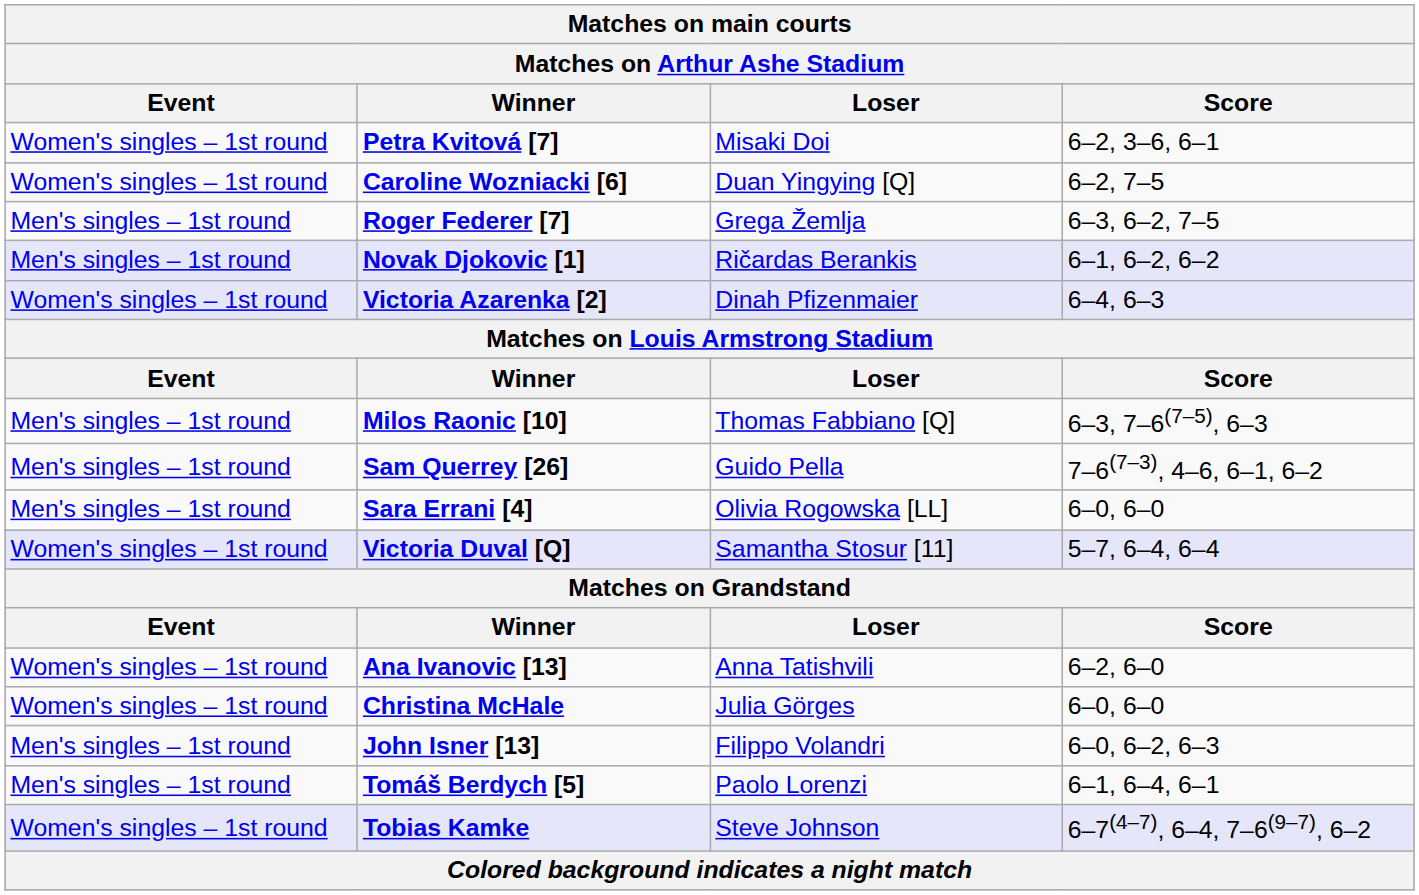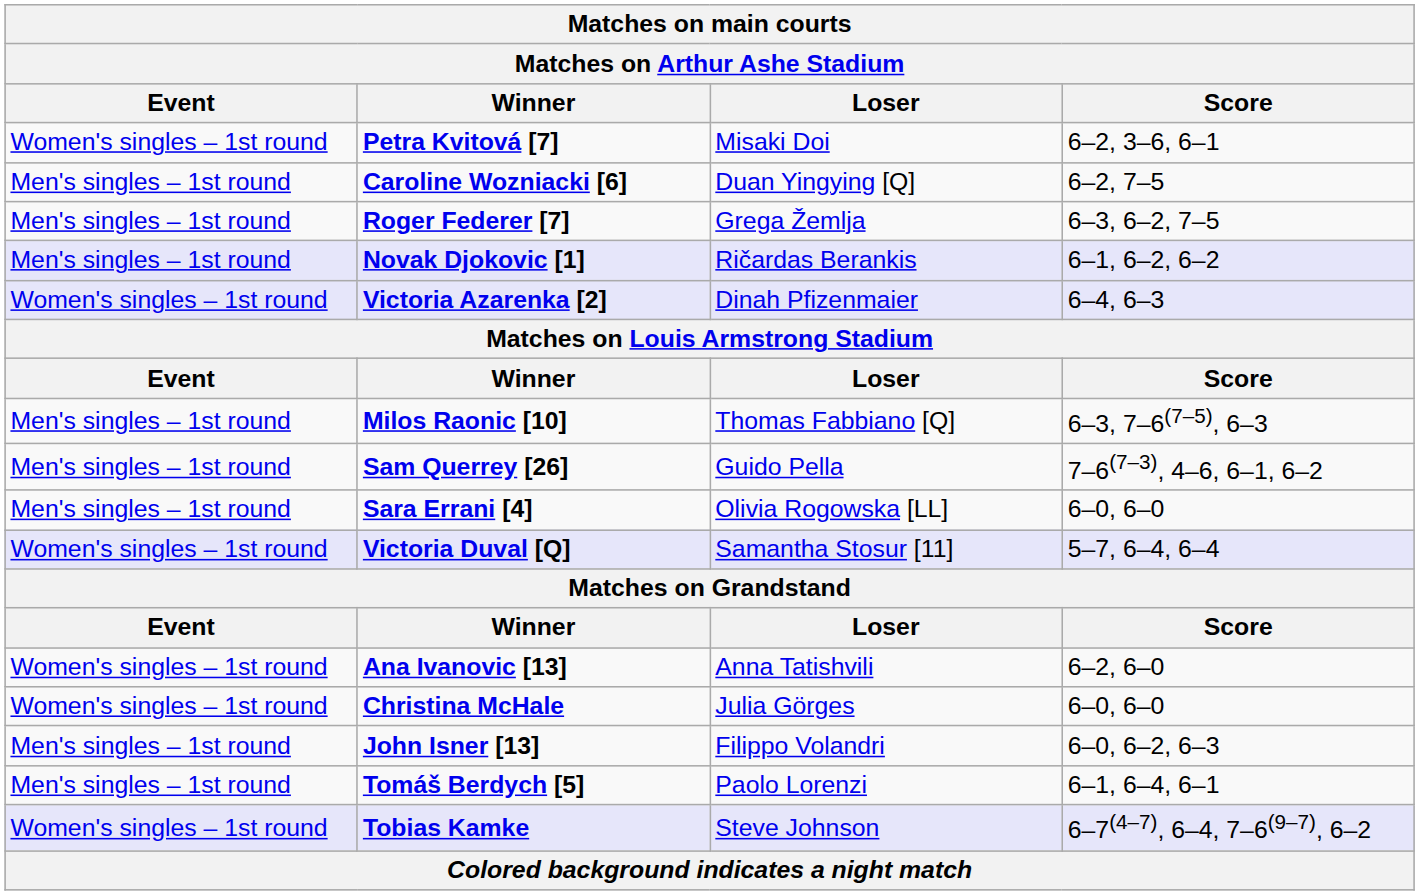(169, 181) Women's singles – 1st round -> (151, 181) Men's singles – 1st round
